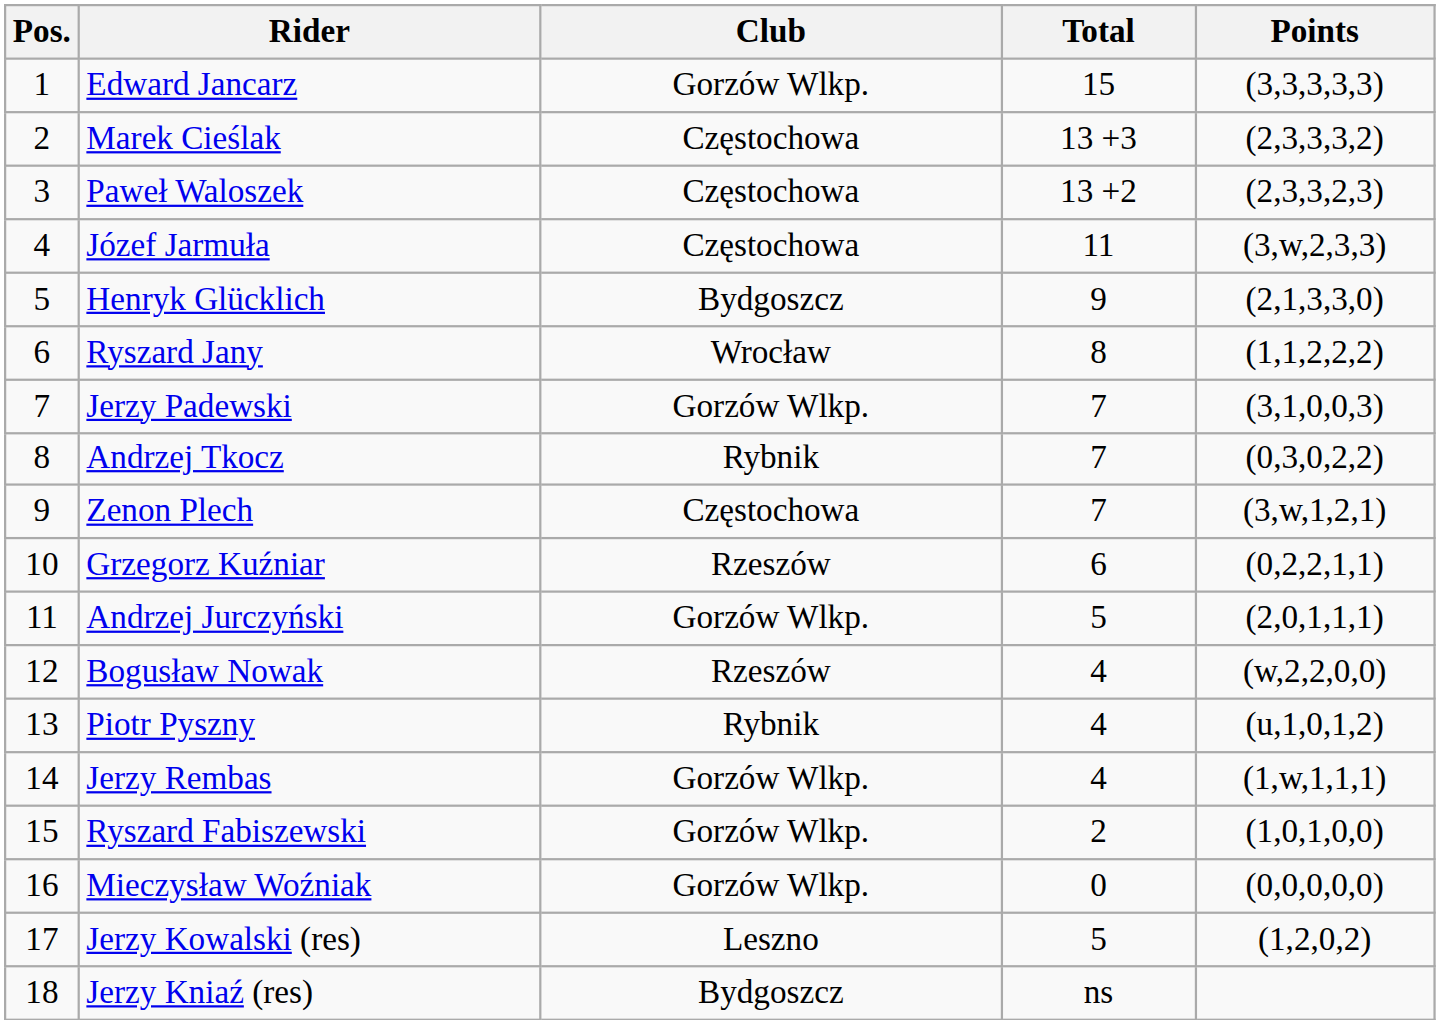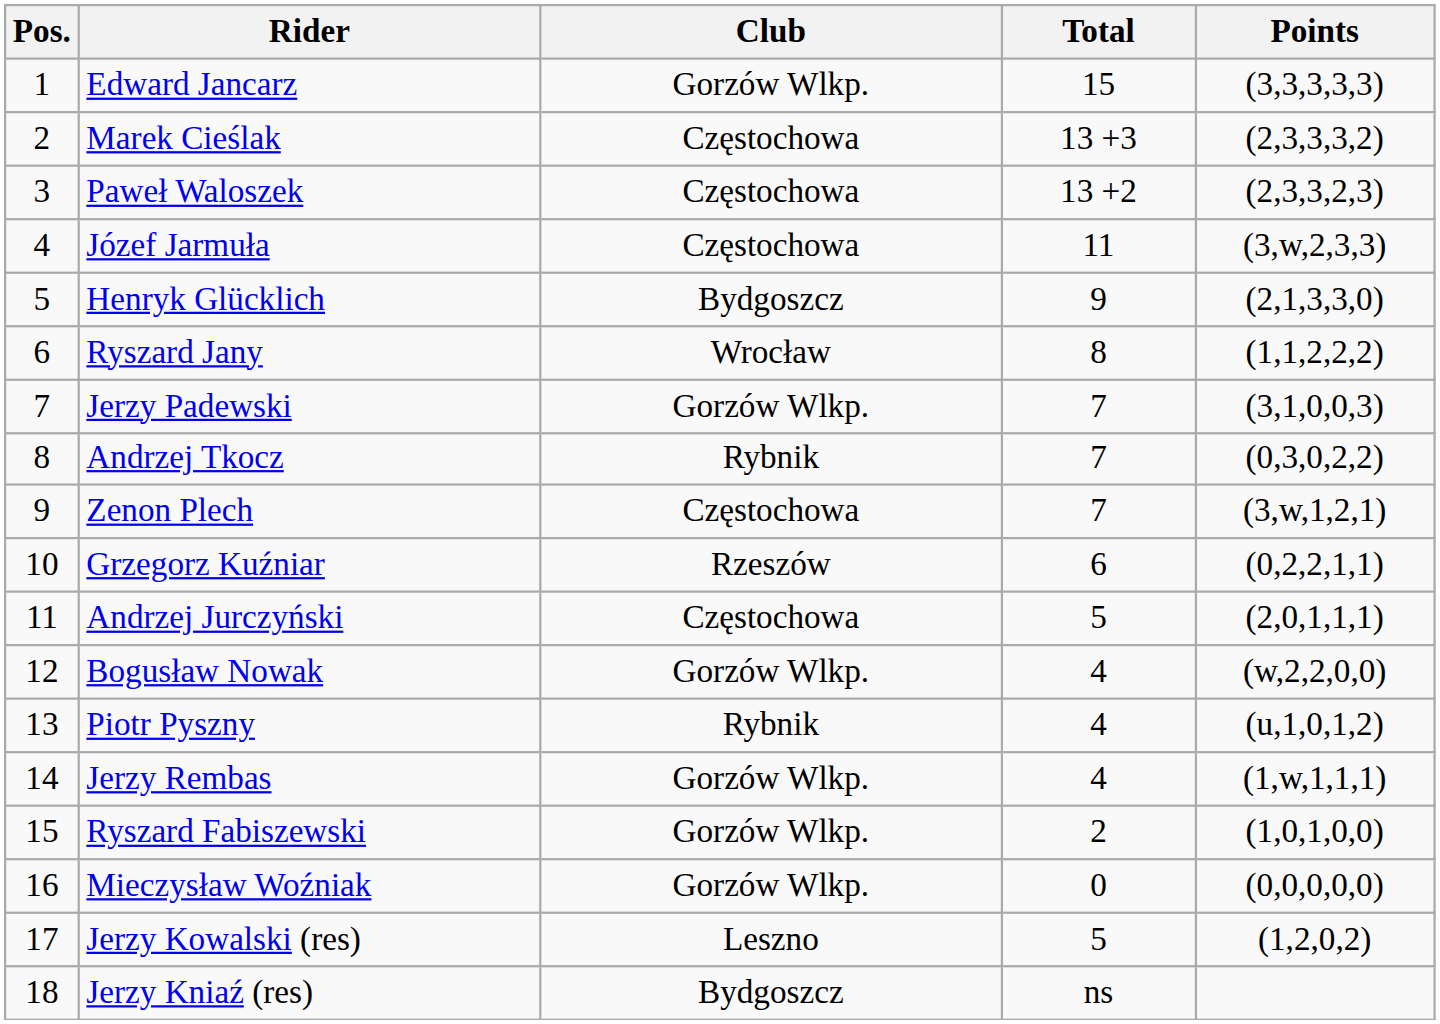(771, 618) Gorzów Wlkp. -> (771, 618) Częstochowa
(771, 671) Rzeszów -> (771, 671) Gorzów Wlkp.
